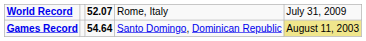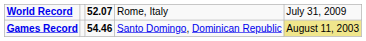(100, 28) 54.64 -> (100, 28) 54.46
